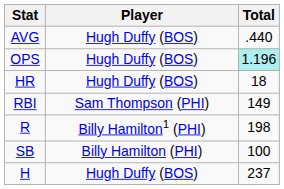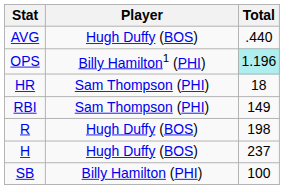(142, 59) Hugh Duffy (BOS) -> (142, 61) Billy Hamilton1 (PHI)
(142, 81) Hugh Duffy (BOS) -> (142, 85) Sam Thompson (PHI)
(142, 127) Billy Hamilton1 (PHI) -> (142, 129) Hugh Duffy (BOS)
rows swapped: (25, 173) <-> (25, 151)
